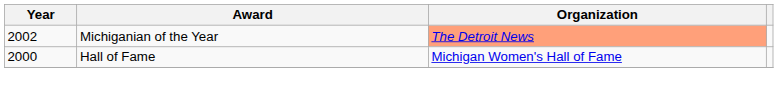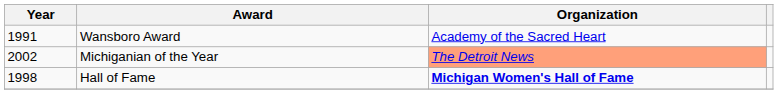+ row: (130, 36)
(22, 57) 2000 -> (22, 78) 1998
(527, 57) normal -> (532, 78) bold
